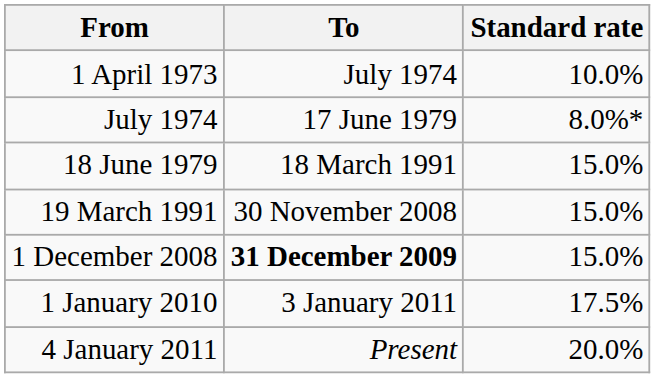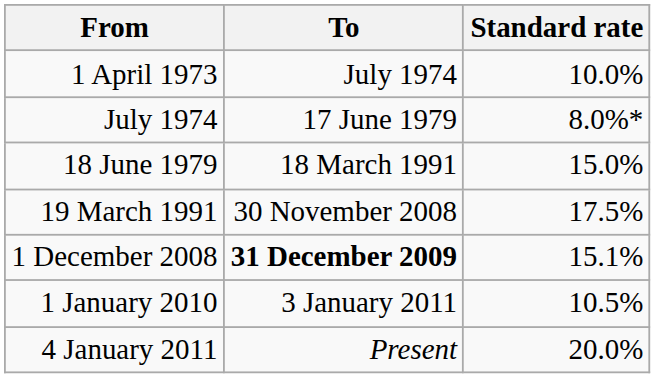(606, 211) 15.0% -> (606, 211) 17.5%
(606, 257) 15.0% -> (606, 257) 15.1%
(606, 303) 17.5% -> (606, 303) 10.5%
